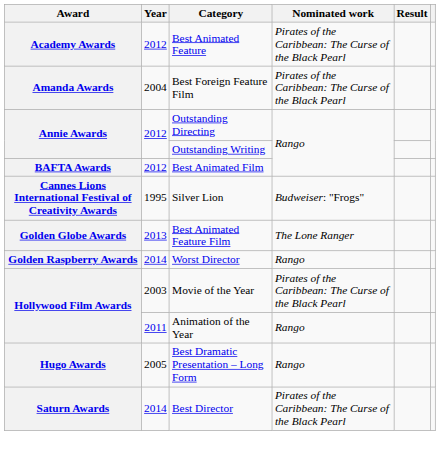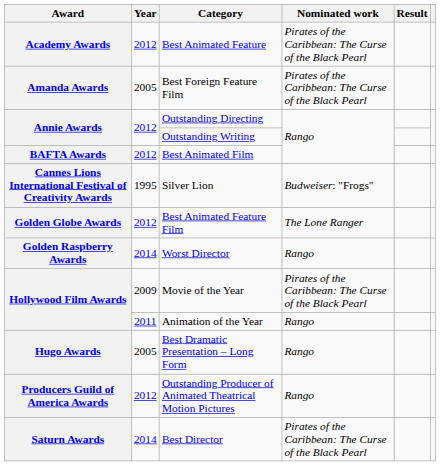(155, 87) 2004 -> (145, 87) 2005
(155, 235) 2013 -> (145, 222) 2012
(155, 290) 2003 -> (145, 290) 2009
+ row: (218, 395)
